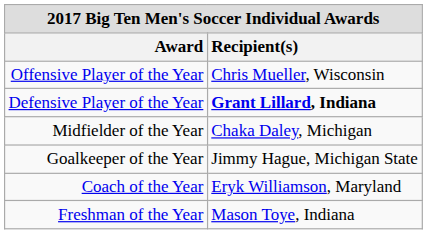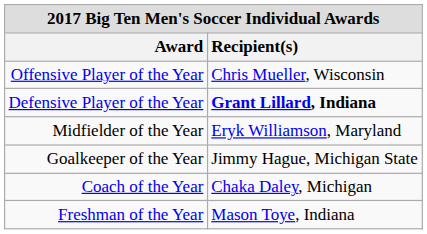(292, 131) Chaka Daley, Michigan -> (306, 131) Eryk Williamson, Maryland
(306, 187) Eryk Williamson, Maryland -> (292, 187) Chaka Daley, Michigan
